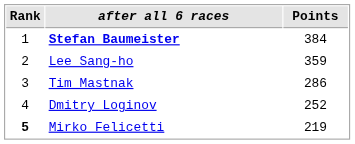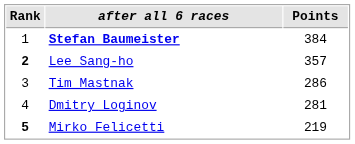(25, 62) normal -> (25, 62) bold
(315, 62) 359 -> (315, 62) 357
(315, 105) 252 -> (315, 105) 281
